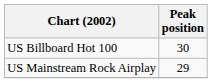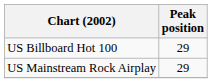(183, 48) 30 -> (183, 48) 29
